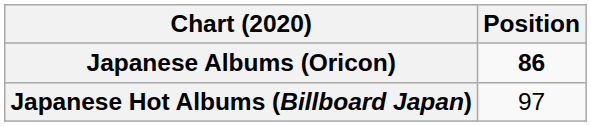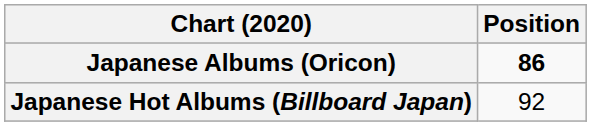(532, 101) 97 -> (532, 101) 92
